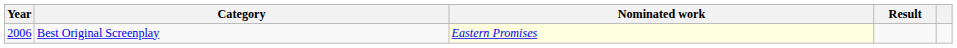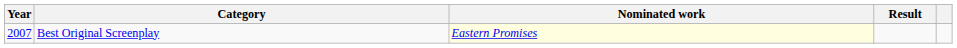(19, 33) 2006 -> (19, 33) 2007
